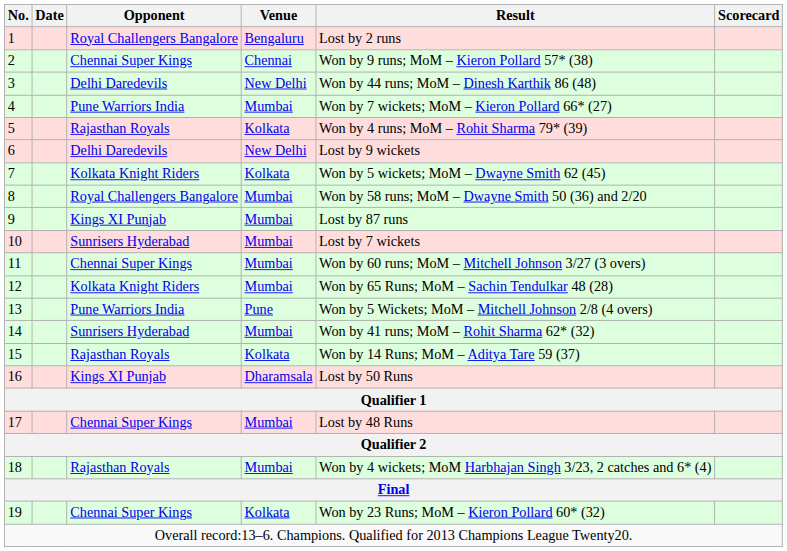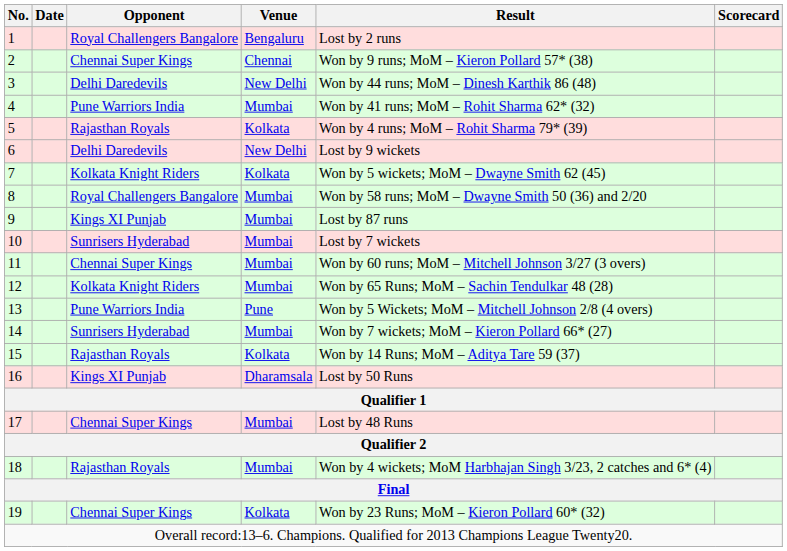(465, 106) Won by 7 wickets; MoM – Kieron Pollard 66* (27) -> (457, 106) Won by 41 runs; MoM – Rohit Sharma 62* (32)
(457, 331) Won by 41 runs; MoM – Rohit Sharma 62* (32) -> (465, 331) Won by 7 wickets; MoM – Kieron Pollard 66* (27)
